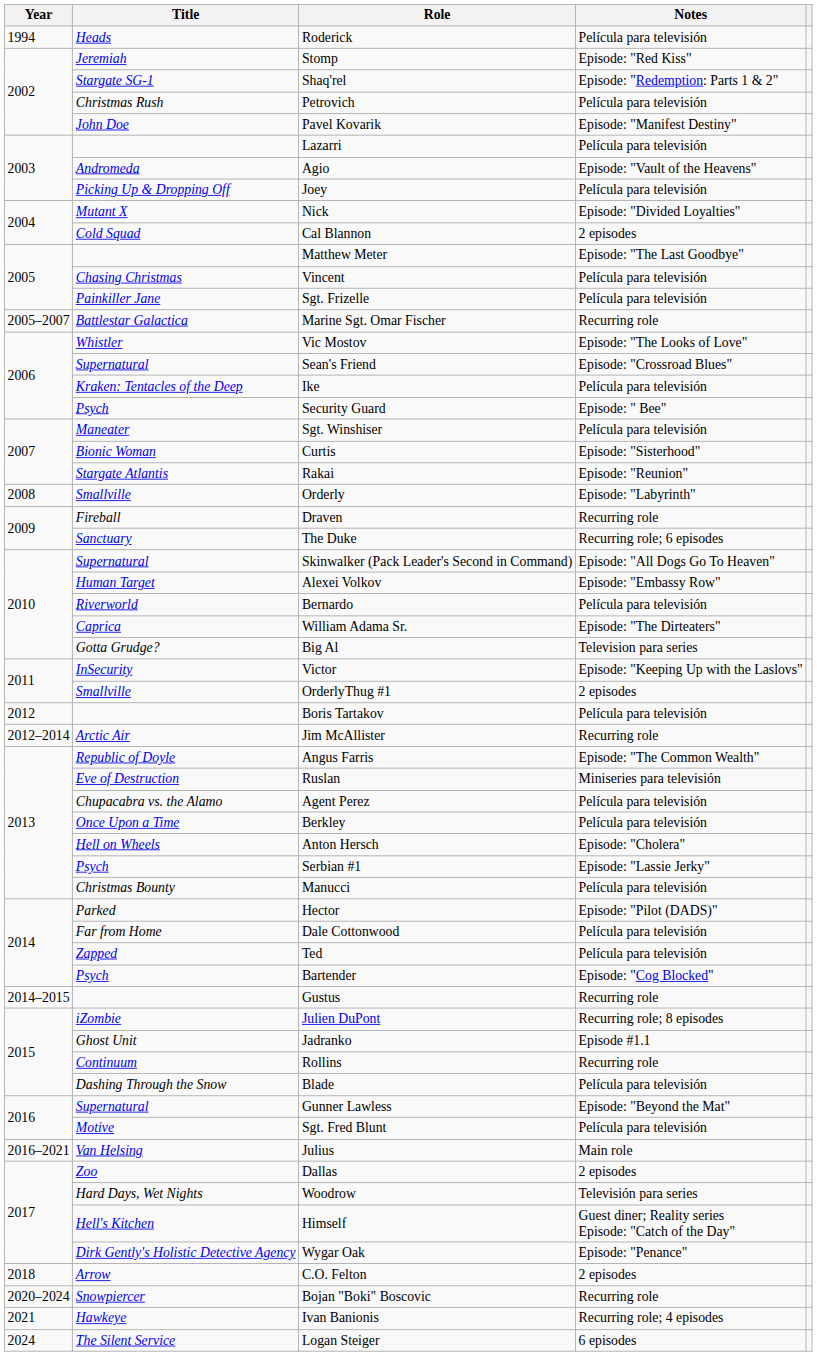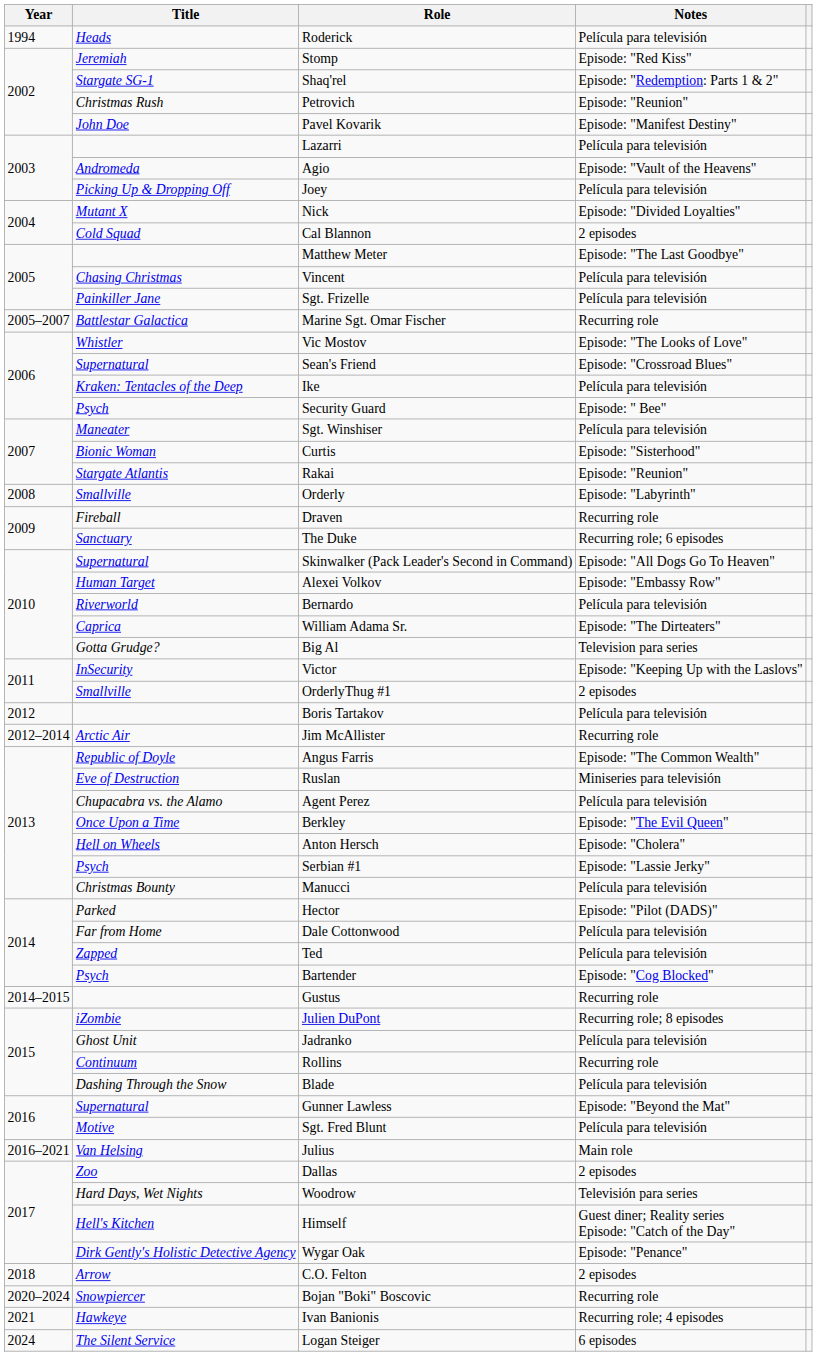(643, 102) Película para televisión -> (633, 102) Episode: "Reunion"
(643, 822) Película para televisión -> (654, 822) Episode: "The Evil Queen"
(615, 1041) Episode #1.1 -> (643, 1041) Película para televisión
